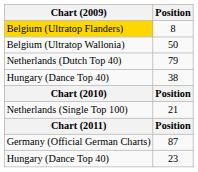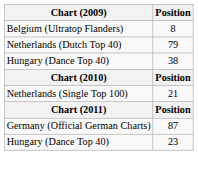(65, 28) gold background -> (65, 28) no background
- row: (173, 45)
